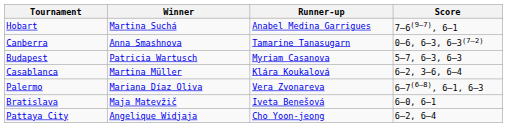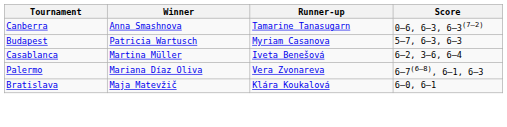- row: (22, 26)
(291, 72) Klára Koukalová -> (288, 55) Iveta Benešová
(288, 102) Iveta Benešová -> (291, 86) Klára Koukalová
- row: (37, 116)
